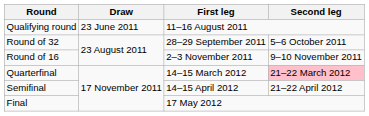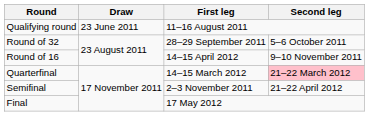(209, 57) 2–3 November 2011 -> (202, 57) 14–15 April 2012
(202, 88) 14–15 April 2012 -> (209, 88) 2–3 November 2011
